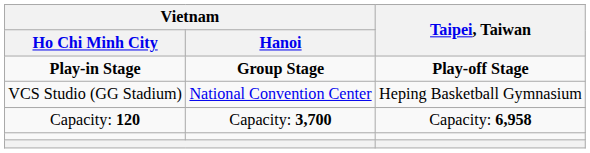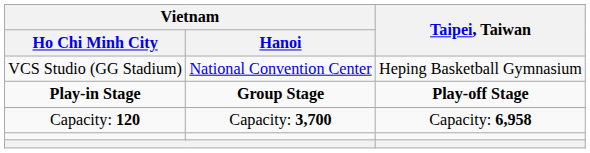rows swapped: (95, 68) <-> (95, 94)
